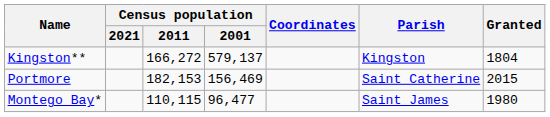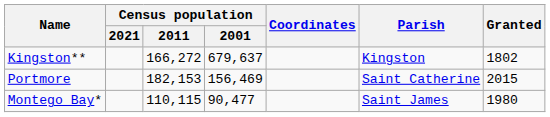(235, 58) 579,137 -> (235, 58) 679,637
(502, 58) 1804 -> (502, 58) 1802
(231, 101) 96,477 -> (231, 101) 90,477
